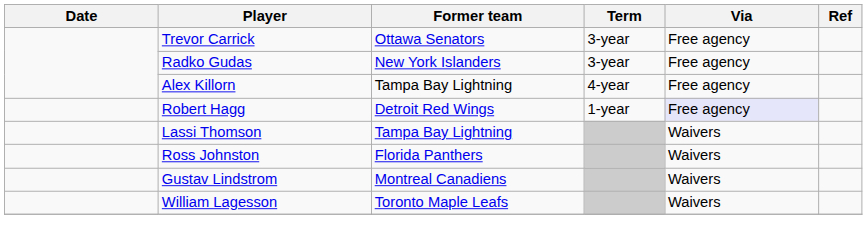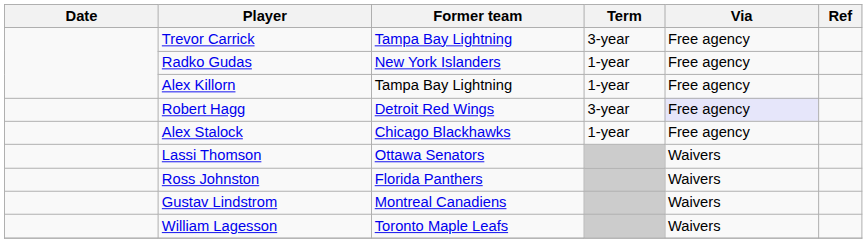(430, 39) Ottawa Senators -> (443, 39) Tampa Bay Lightning
(608, 62) 3-year -> (608, 62) 1-year
(608, 86) 4-year -> (608, 86) 1-year
(608, 109) 1-year -> (608, 109) 3-year
+ row: (202, 132)
(443, 132) Tampa Bay Lightning -> (430, 156) Ottawa Senators
